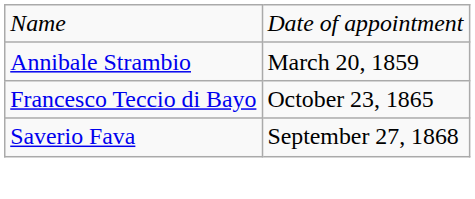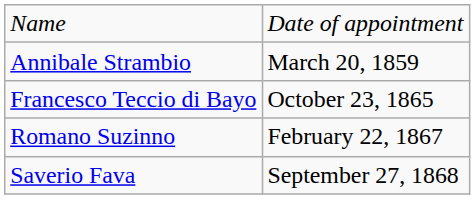+ row: (93, 136)
